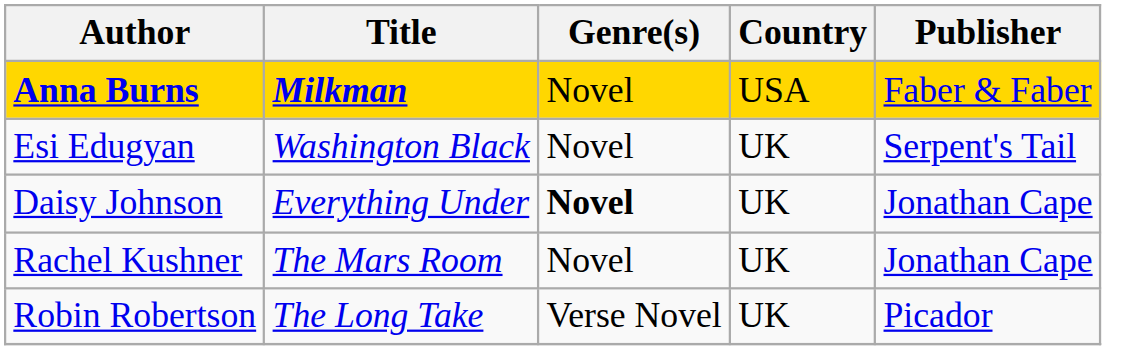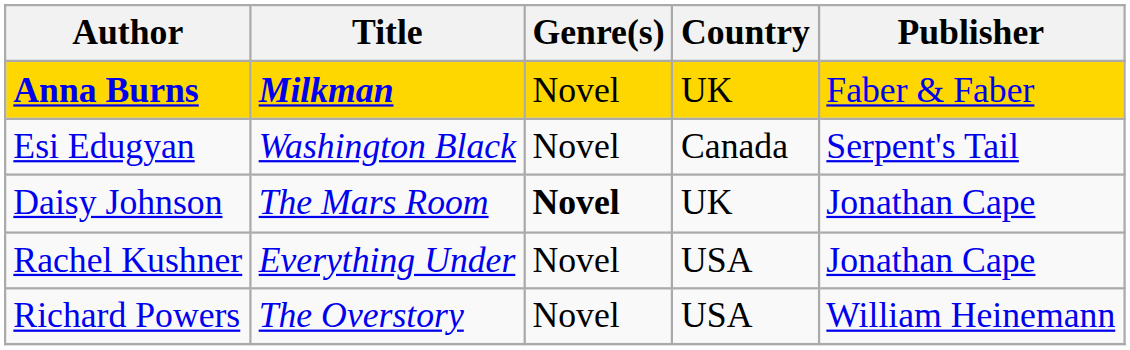(774, 89) USA -> (707, 89) UK
(764, 145) UK -> (735, 145) Canada
(401, 202) Everything Under -> (374, 202) The Mars Room
(388, 259) The Mars Room -> (387, 259) Everything Under
(764, 259) UK -> (717, 259) USA
+ row: (127, 315)
- row: (135, 315)
